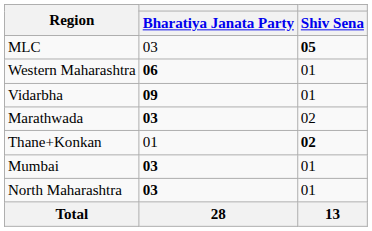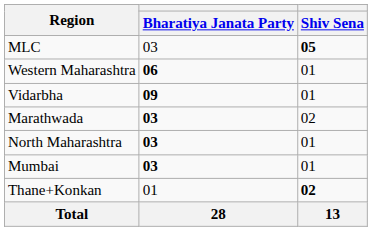rows swapped: (55, 142) <-> (65, 190)
